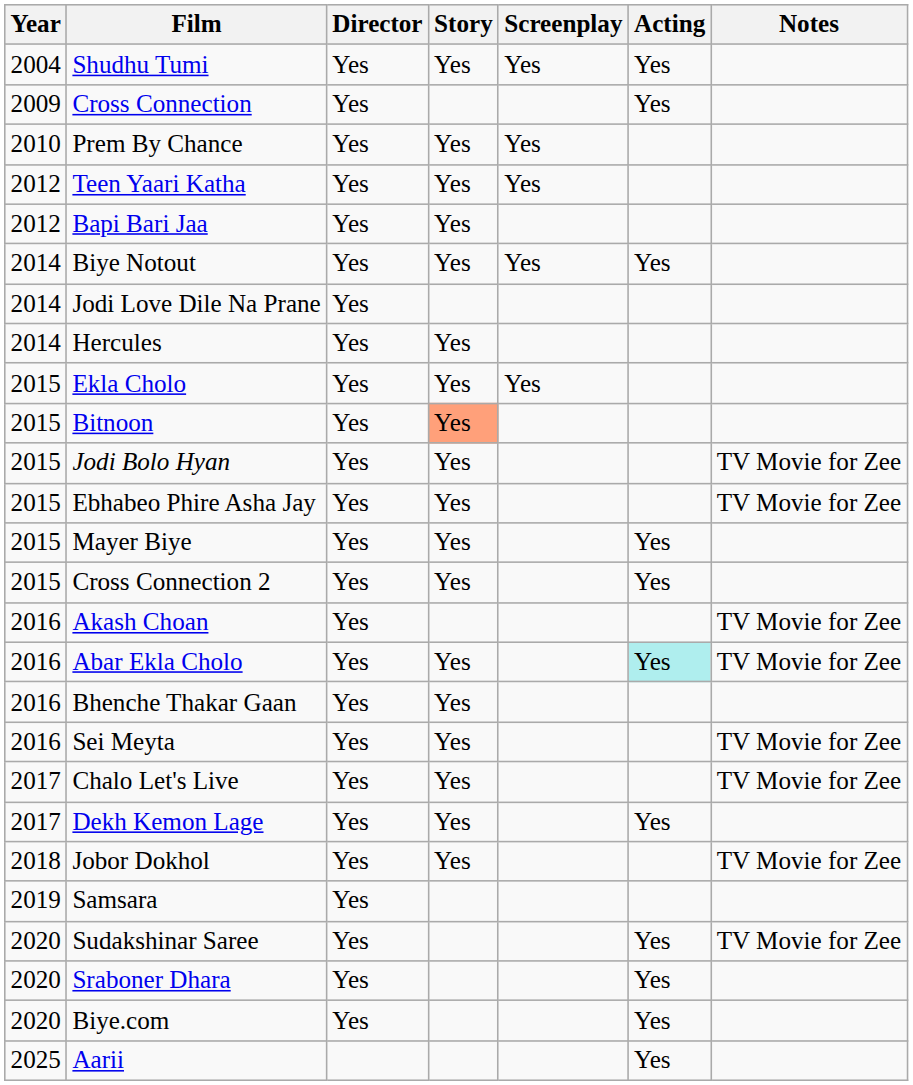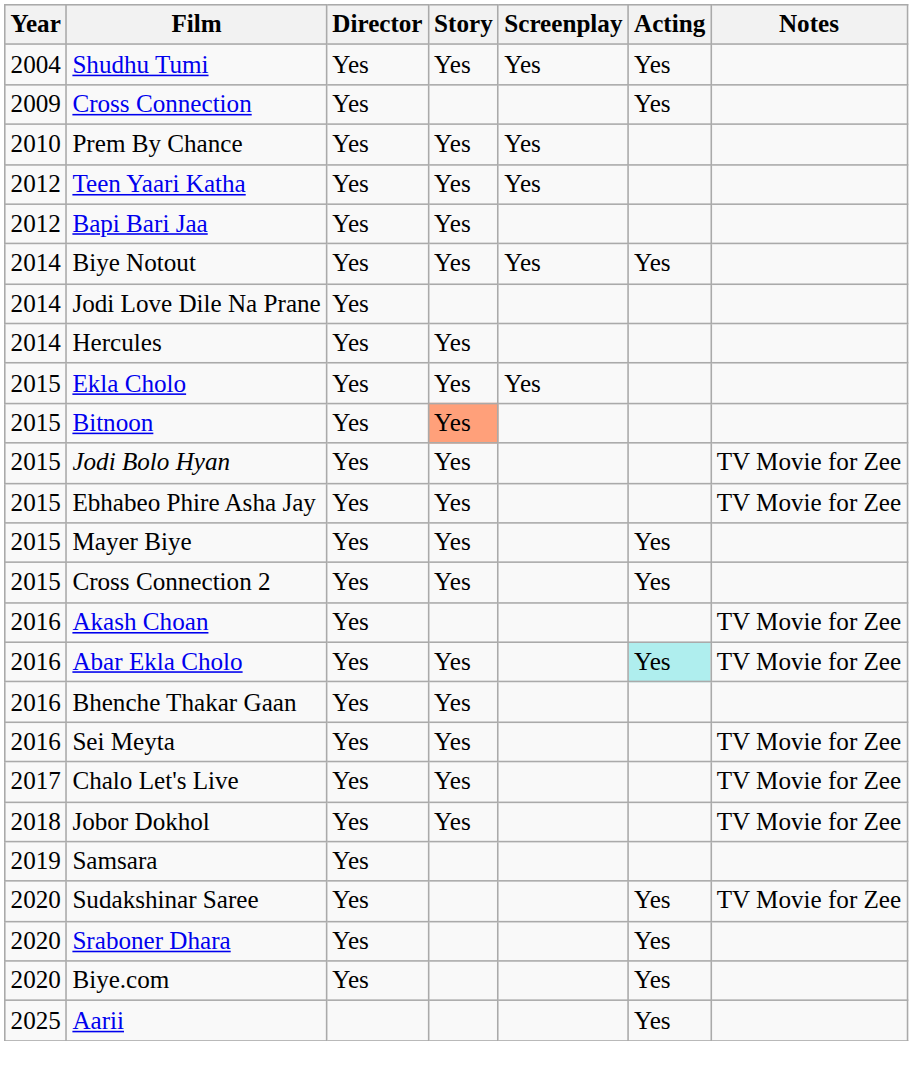- row: (168, 821)
